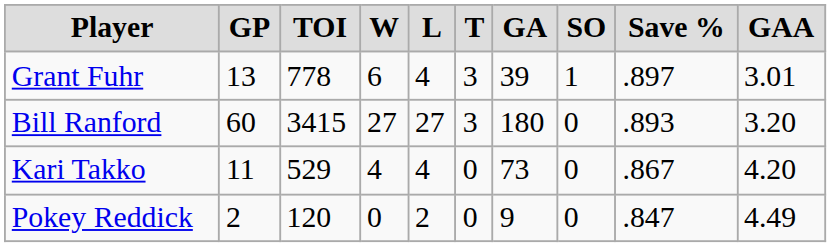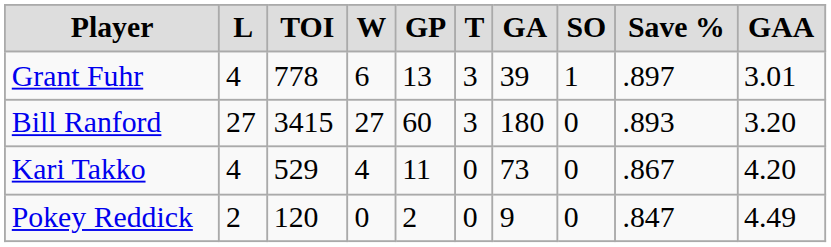columns swapped: (249, 28) <-> (432, 28)
